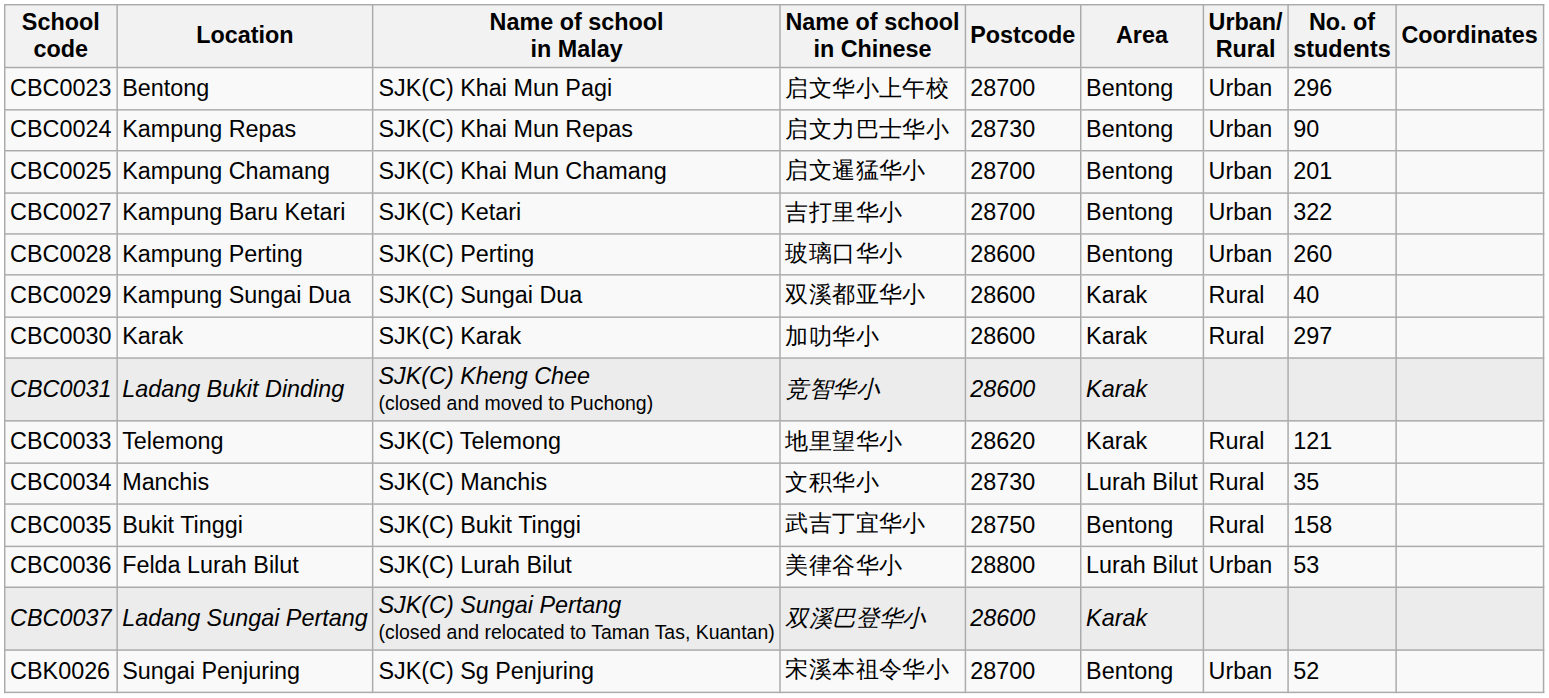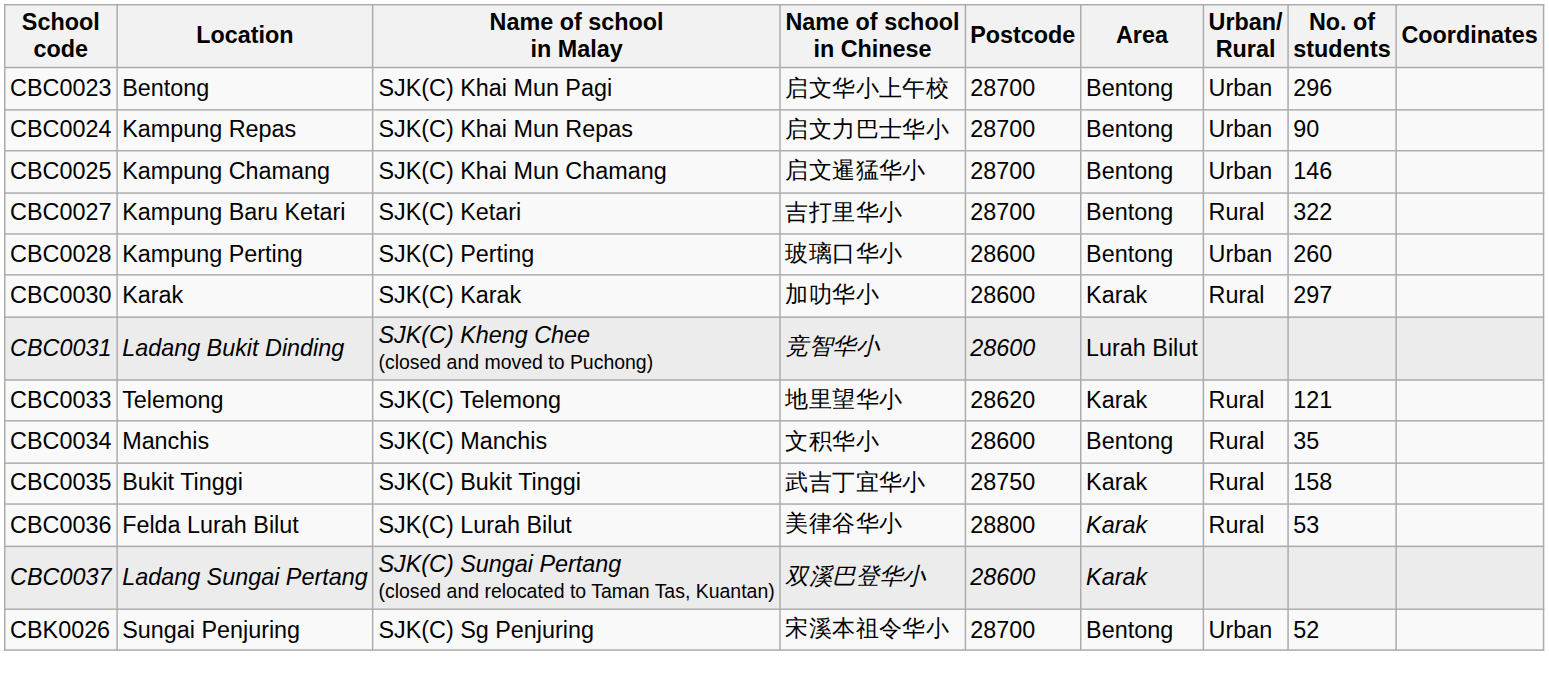(1003, 129) 28730 -> (1003, 129) 28700
(1313, 171) 201 -> (1313, 171) 146
(1240, 212) Urban -> (1236, 212) Rural
- row: (61, 295)
(1117, 389) Karak -> (1142, 348) Lurah Bilut
(1003, 483) 28730 -> (1003, 441) 28600
(1142, 483) Lurah Bilut -> (1130, 441) Bentong
(1130, 524) Bentong -> (1117, 483) Karak
(1142, 566) Lurah Bilut -> (1117, 524) Karak
(1240, 566) Urban -> (1236, 524) Rural
